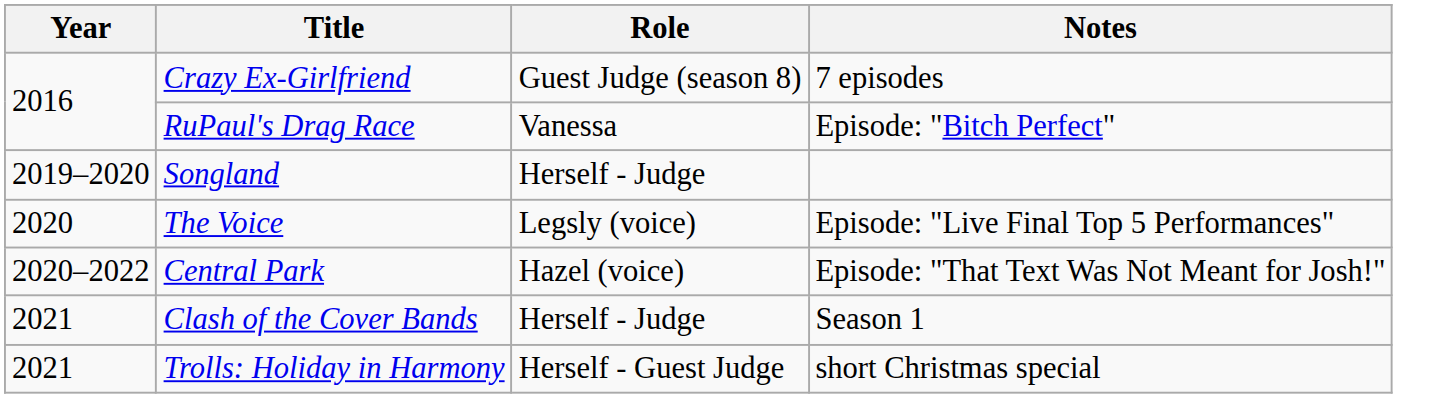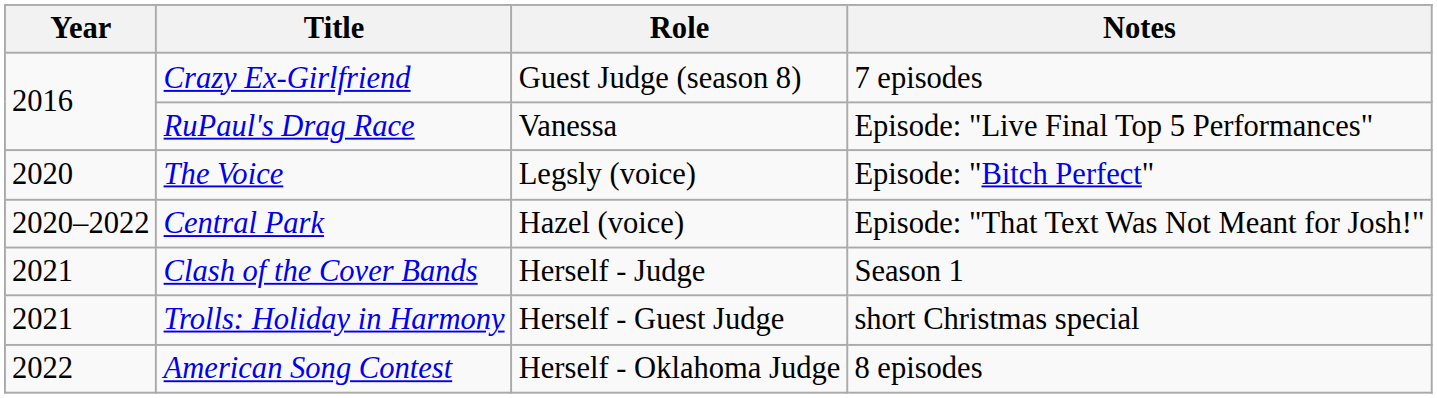(965, 125) Episode: "Bitch Perfect" -> (1114, 125) Episode: "Live Final Top 5 Performances"
- row: (221, 174)
(1075, 222) Episode: "Live Final Top 5 Performances" -> (1004, 174) Episode: "Bitch Perfect"
+ row: (308, 367)
